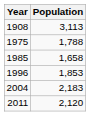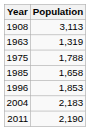+ row: (17, 42)
(71, 103) 2,120 -> (71, 118) 2,190
